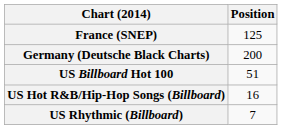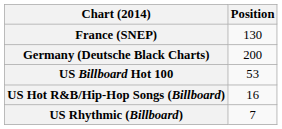(253, 34) 125 -> (253, 34) 130
(253, 74) 51 -> (253, 74) 53
